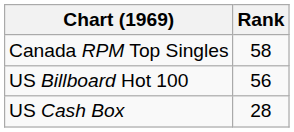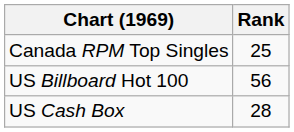(261, 50) 58 -> (261, 50) 25
